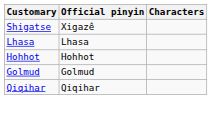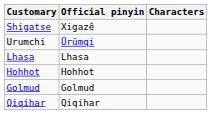+ row: (26, 42)
